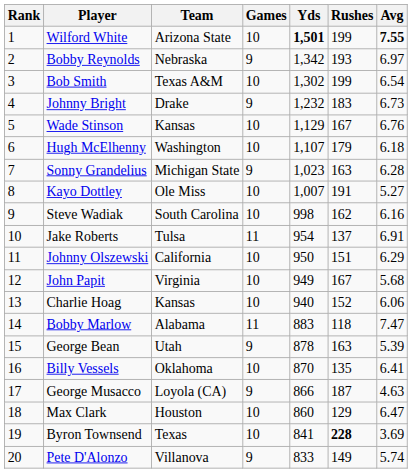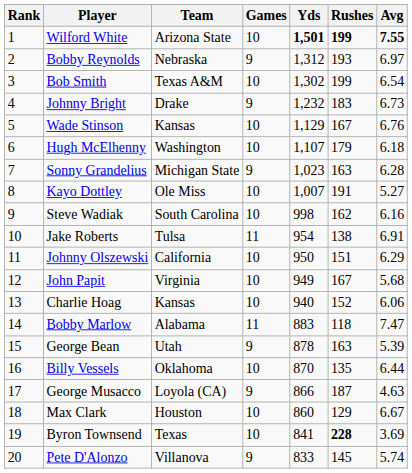(341, 37) normal -> (341, 37) bold
(309, 59) 1,342 -> (309, 59) 1,312
(341, 236) 137 -> (341, 236) 138
(392, 368) 6.41 -> (392, 368) 6.44
(392, 412) 6.47 -> (392, 412) 6.67
(341, 457) 149 -> (341, 457) 145
